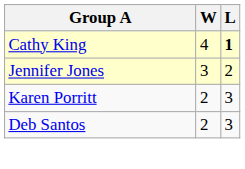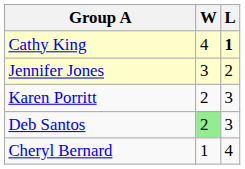(204, 124) no background -> (204, 124) lightgreen background
+ row: (60, 151)
